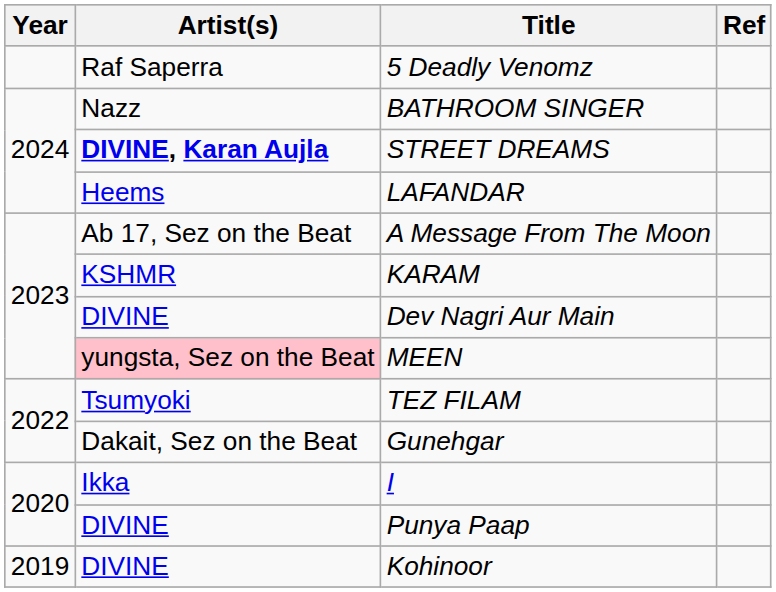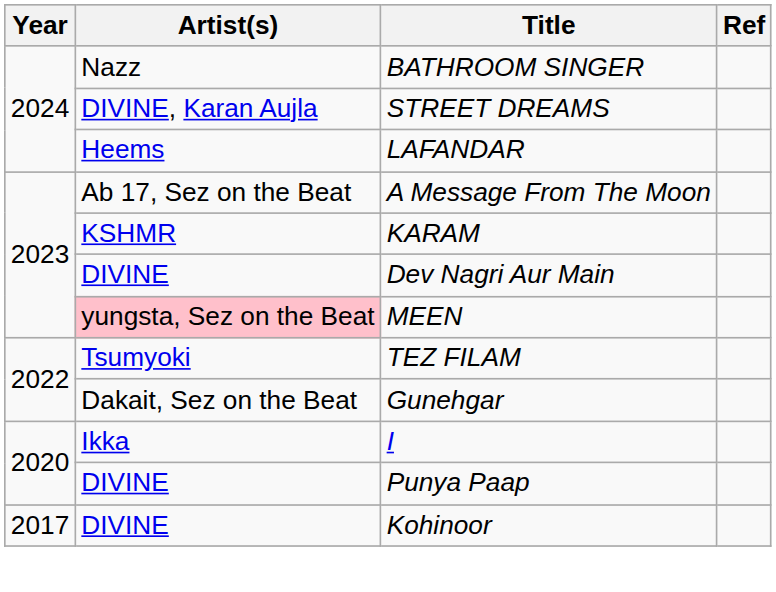- row: (490, 66)
(205, 150) bold -> (199, 108) normal
(40, 566) 2019 -> (40, 524) 2017
